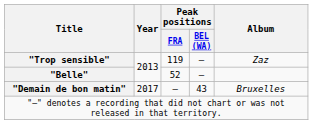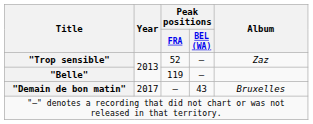(175, 60) 119 -> (175, 60) 52
(175, 74) 52 -> (175, 74) 119
